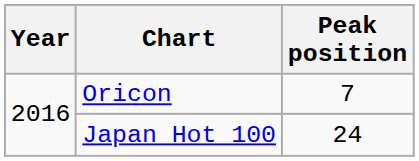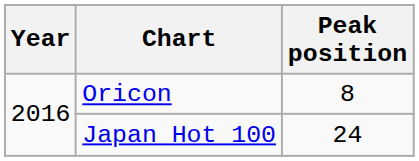(347, 94) 7 -> (347, 94) 8
